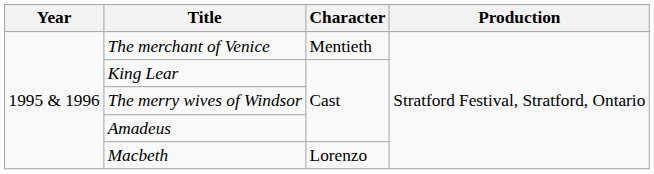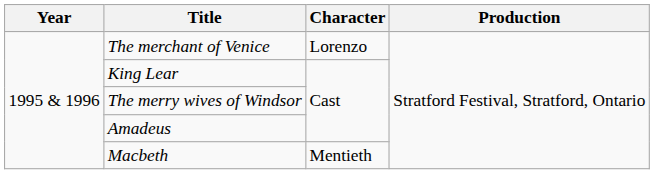(341, 45) Mentieth -> (338, 45) Lorenzo
(338, 155) Lorenzo -> (341, 155) Mentieth
